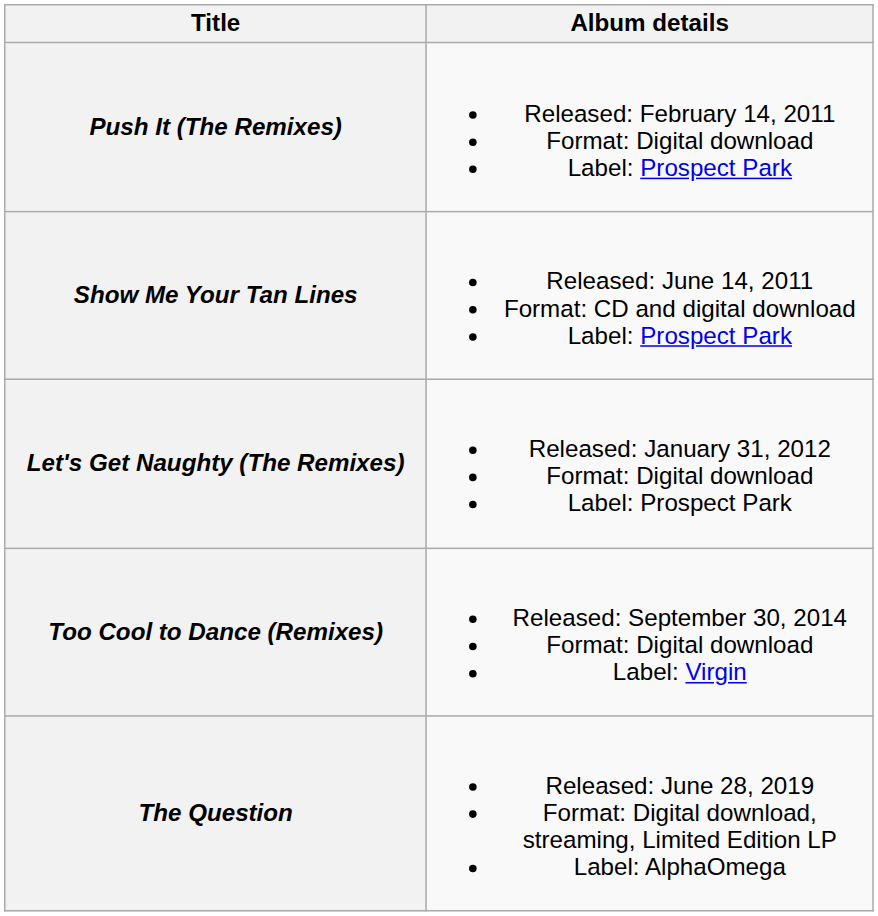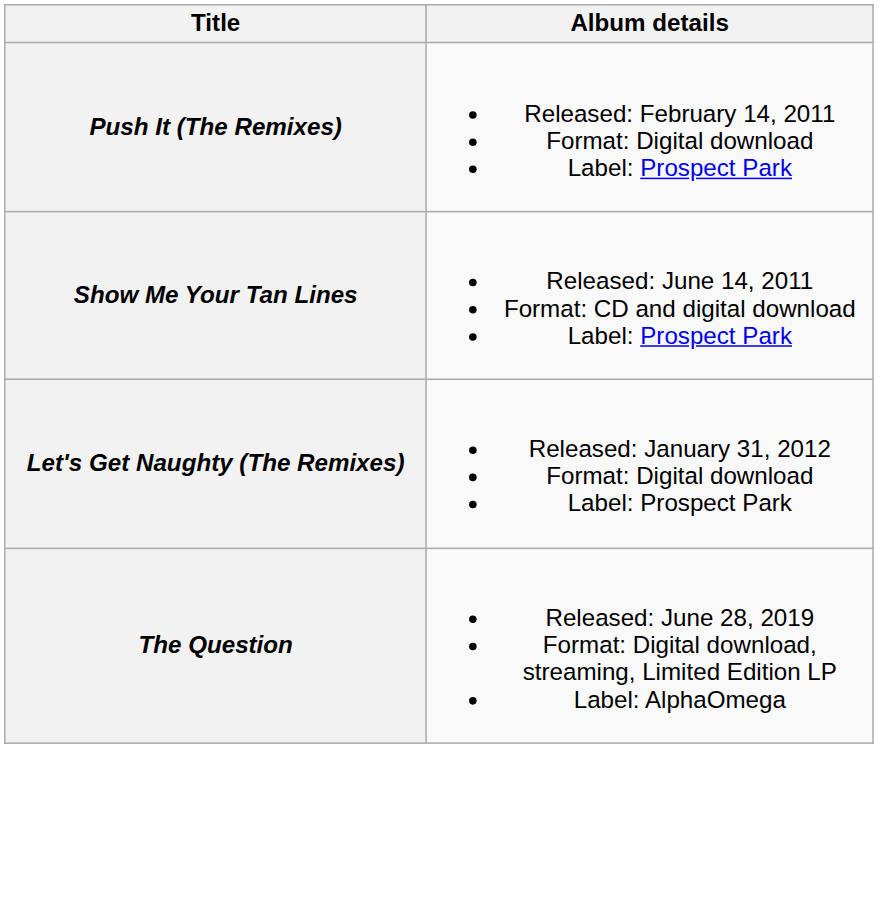- row: (216, 631)
